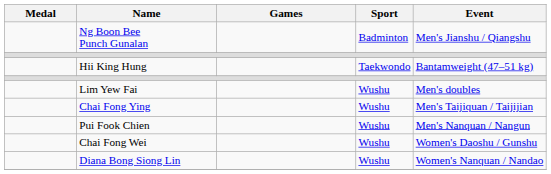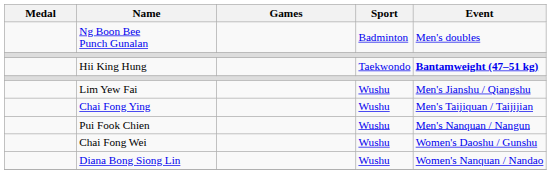(473, 37) Men's Jianshu / Qiangshu -> (448, 37) Men's doubles
(474, 66) normal -> (477, 66) bold
(448, 89) Men's doubles -> (473, 89) Men's Jianshu / Qiangshu
